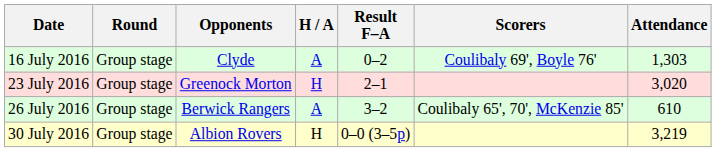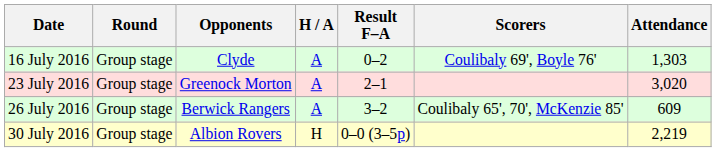(316, 84) H -> (316, 84) A
(669, 109) 610 -> (669, 109) 609
(669, 134) 3,219 -> (669, 134) 2,219
